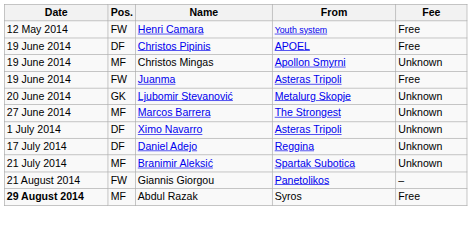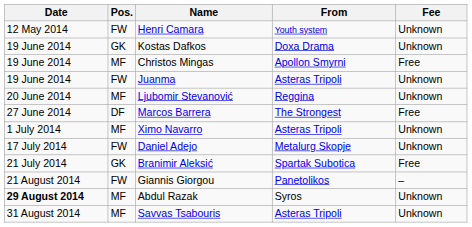(409, 29) Free -> (420, 29) Unknown
+ row: (172, 46)
- row: (174, 46)
(420, 63) Unknown -> (409, 63) Free
(409, 79) Free -> (420, 79) Unknown
(118, 96) GK -> (118, 96) MF
(313, 96) Metalurg Skopje -> (294, 96) Reggina
(118, 113) MF -> (118, 113) DF
(420, 113) Unknown -> (409, 113) Free
(118, 130) DF -> (118, 130) MF
(118, 146) DF -> (119, 146) FW
(294, 146) Reggina -> (313, 146) Metalurg Skopje
(118, 163) MF -> (118, 163) GK
(420, 163) Unknown -> (409, 163) Free
(409, 197) Free -> (420, 197) Unknown
+ row: (179, 213)
